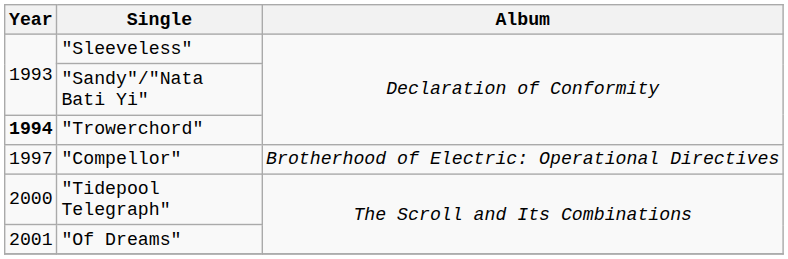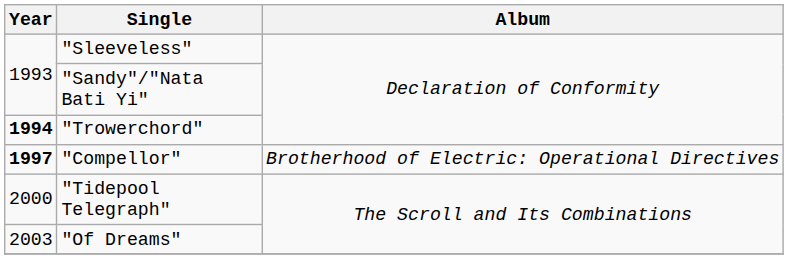(31, 159) normal -> (31, 159) bold
(31, 240) 2001 -> (31, 240) 2003
